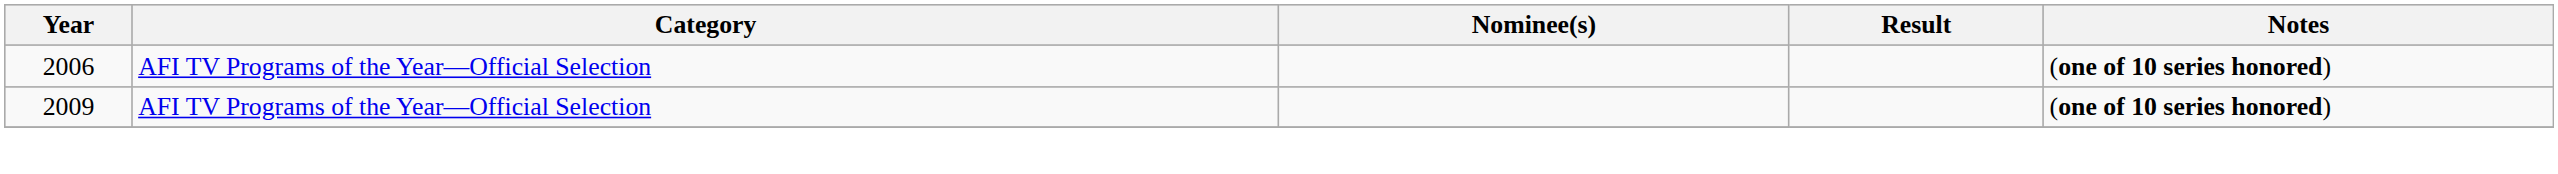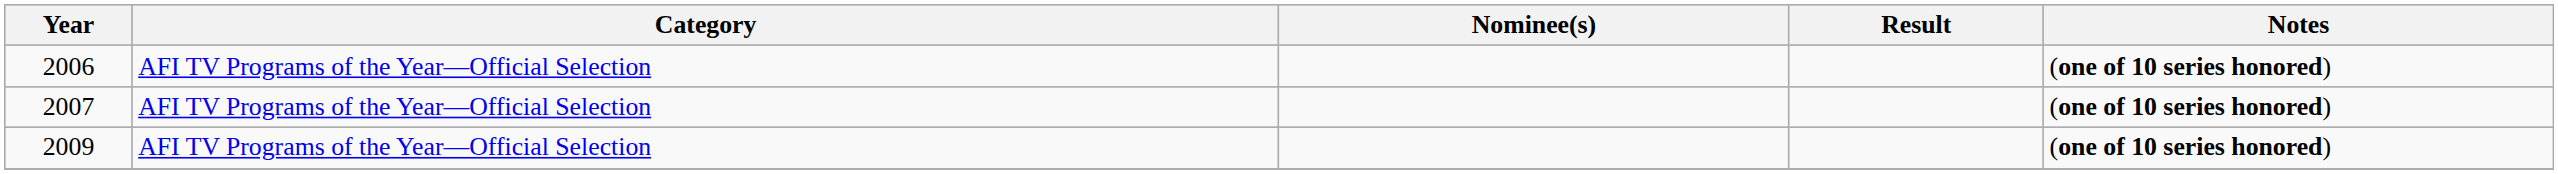+ row: (69, 106)
